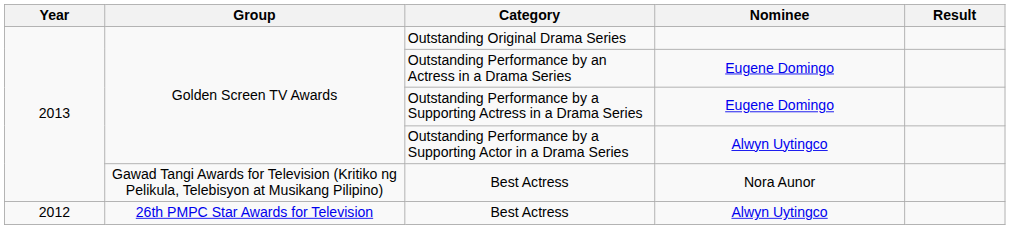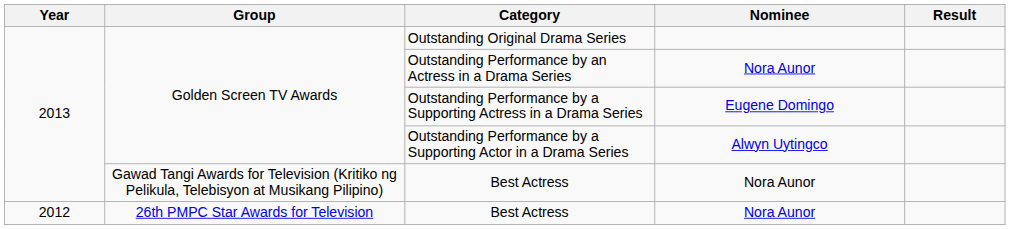(780, 68) Eugene Domingo -> (780, 68) Nora Aunor
(780, 213) Alwyn Uytingco -> (780, 213) Nora Aunor
